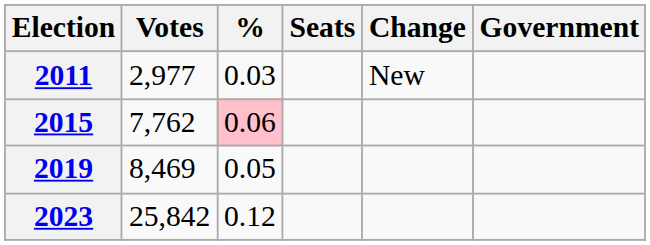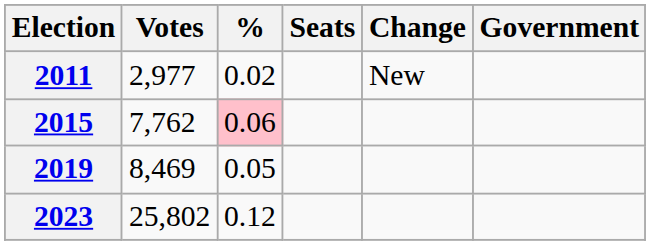(250, 74) 0.03 -> (250, 74) 0.02
(170, 215) 25,842 -> (170, 215) 25,802
